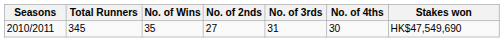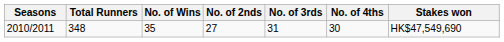(77, 29) 345 -> (77, 29) 348
